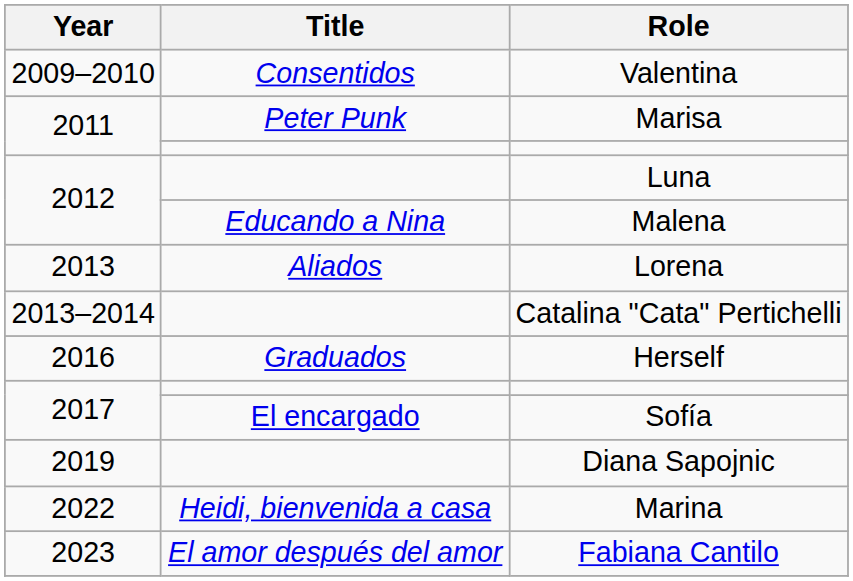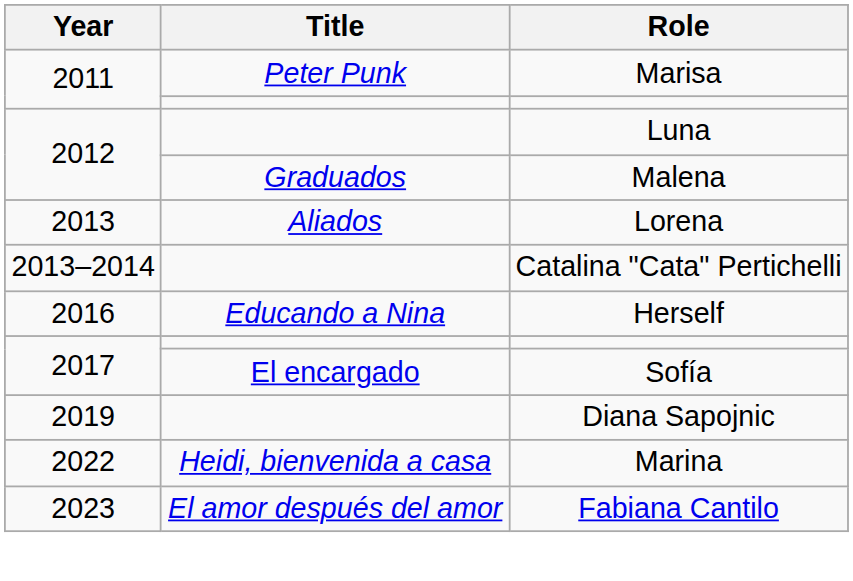- row: (83, 72)
(335, 222) Educando a Nina -> (335, 176) Graduados
(335, 358) Graduados -> (335, 312) Educando a Nina
